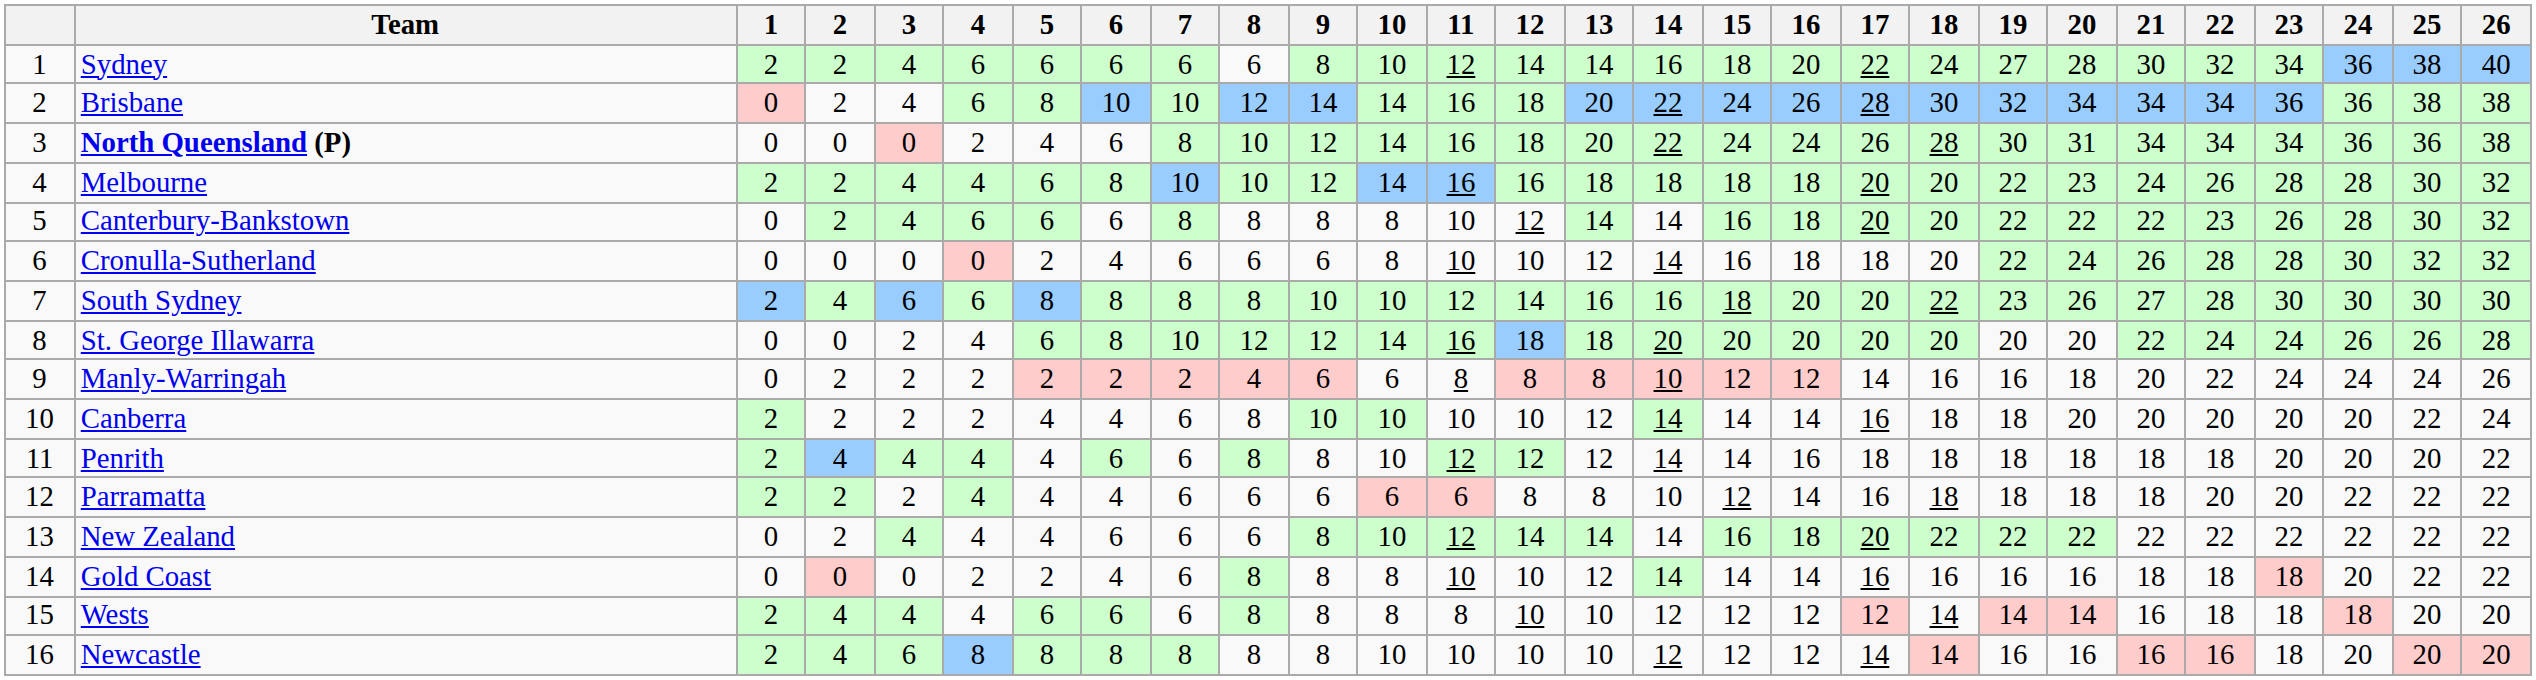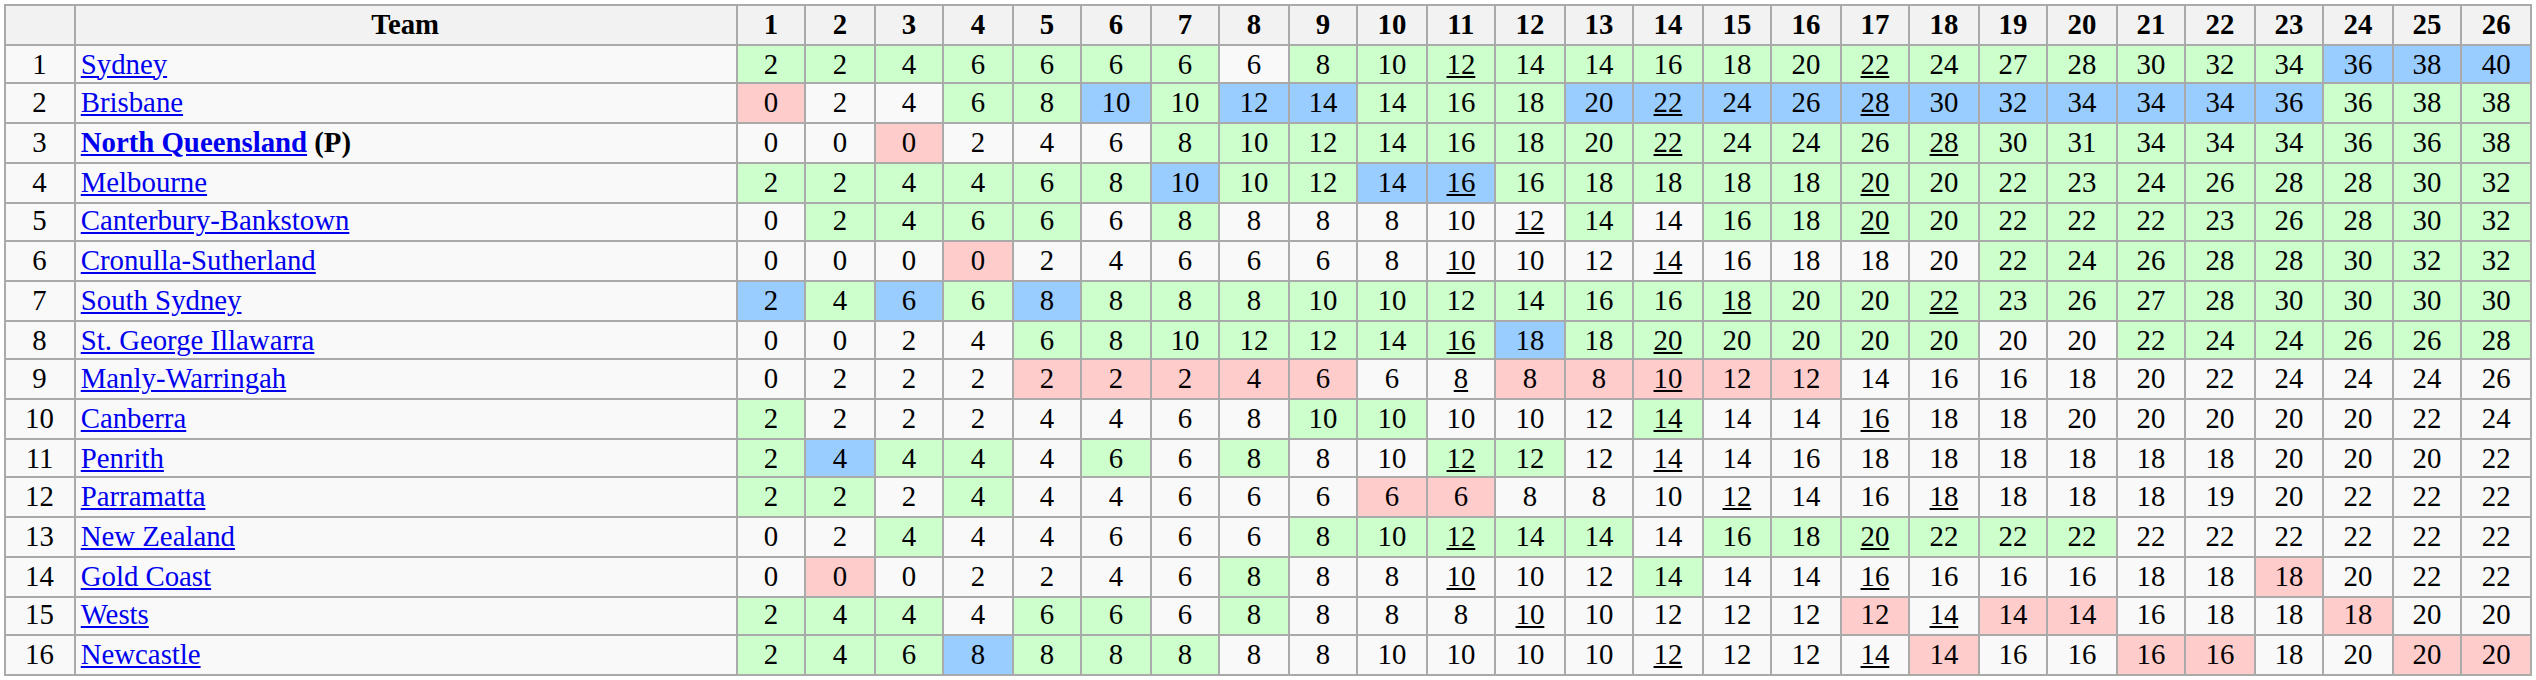(2220, 497) 20 -> (2220, 497) 19
